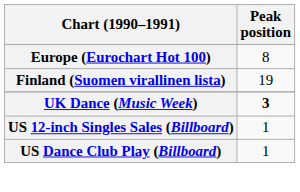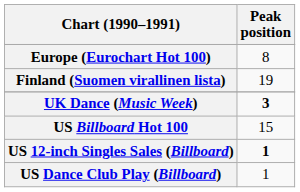+ row: (121, 127)
(266, 127) normal -> (266, 151) bold
